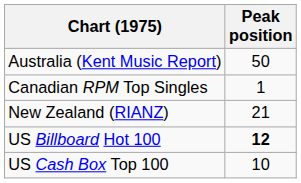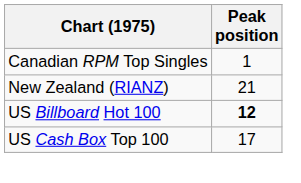- row: (115, 61)
(261, 165) 10 -> (247, 139) 17
